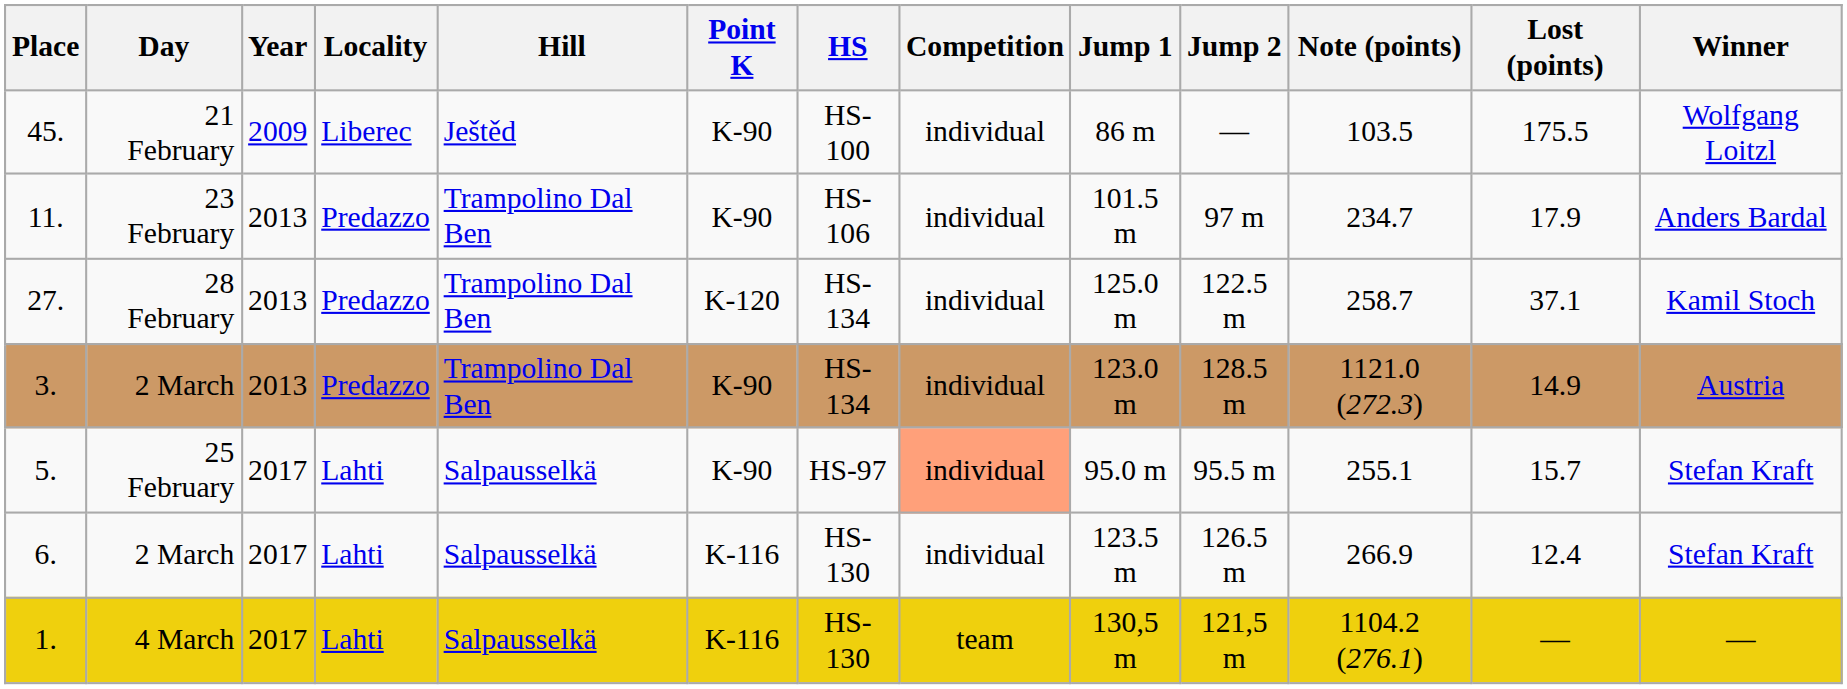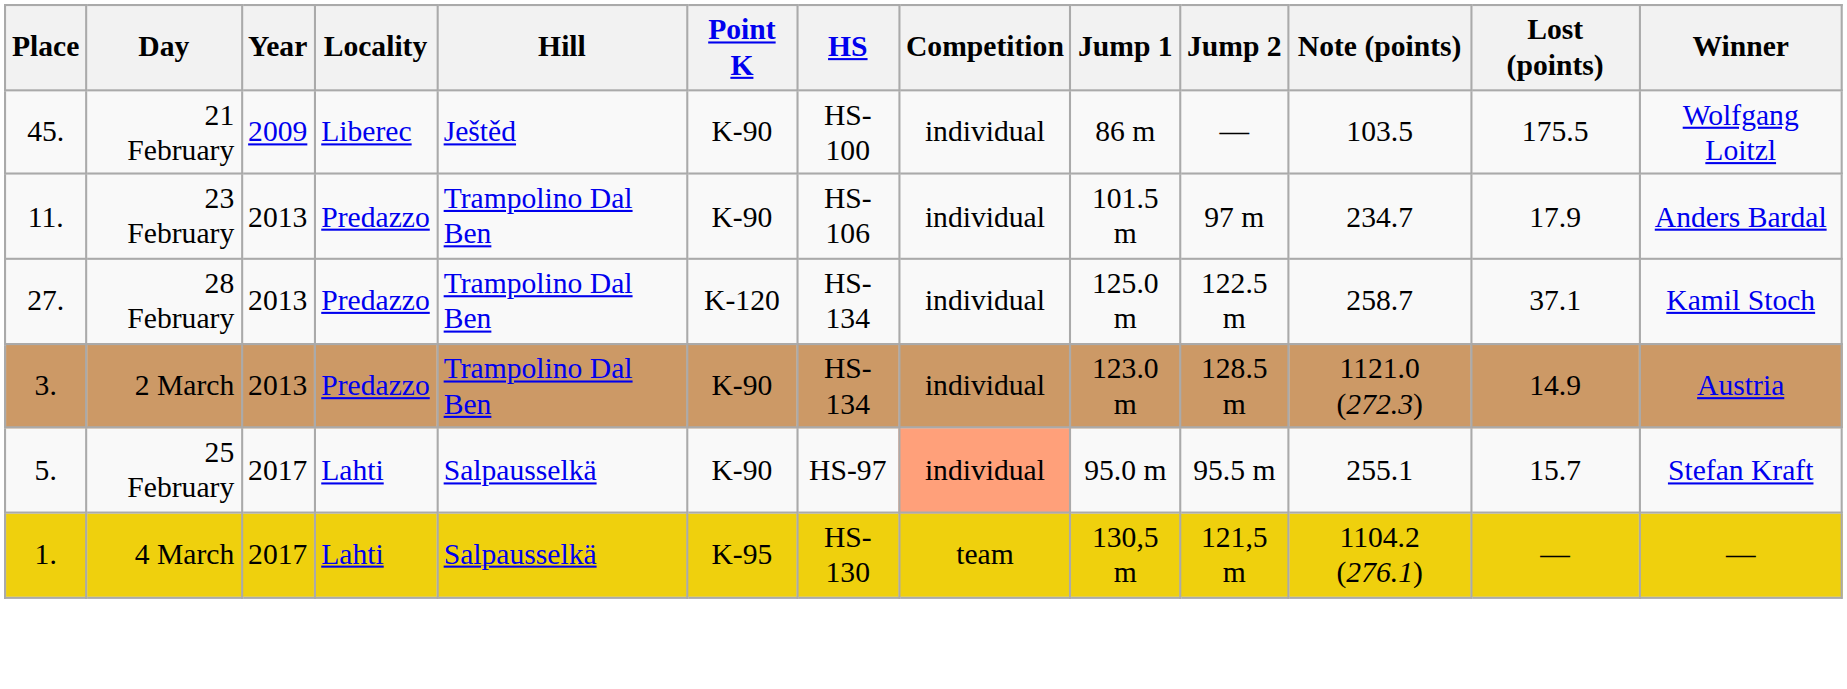- row: (46, 554)
(742, 639) K-116 -> (742, 554) K-95
